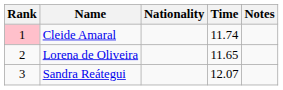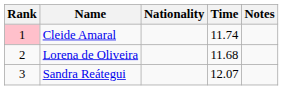(224, 54) 11.65 -> (224, 54) 11.68
